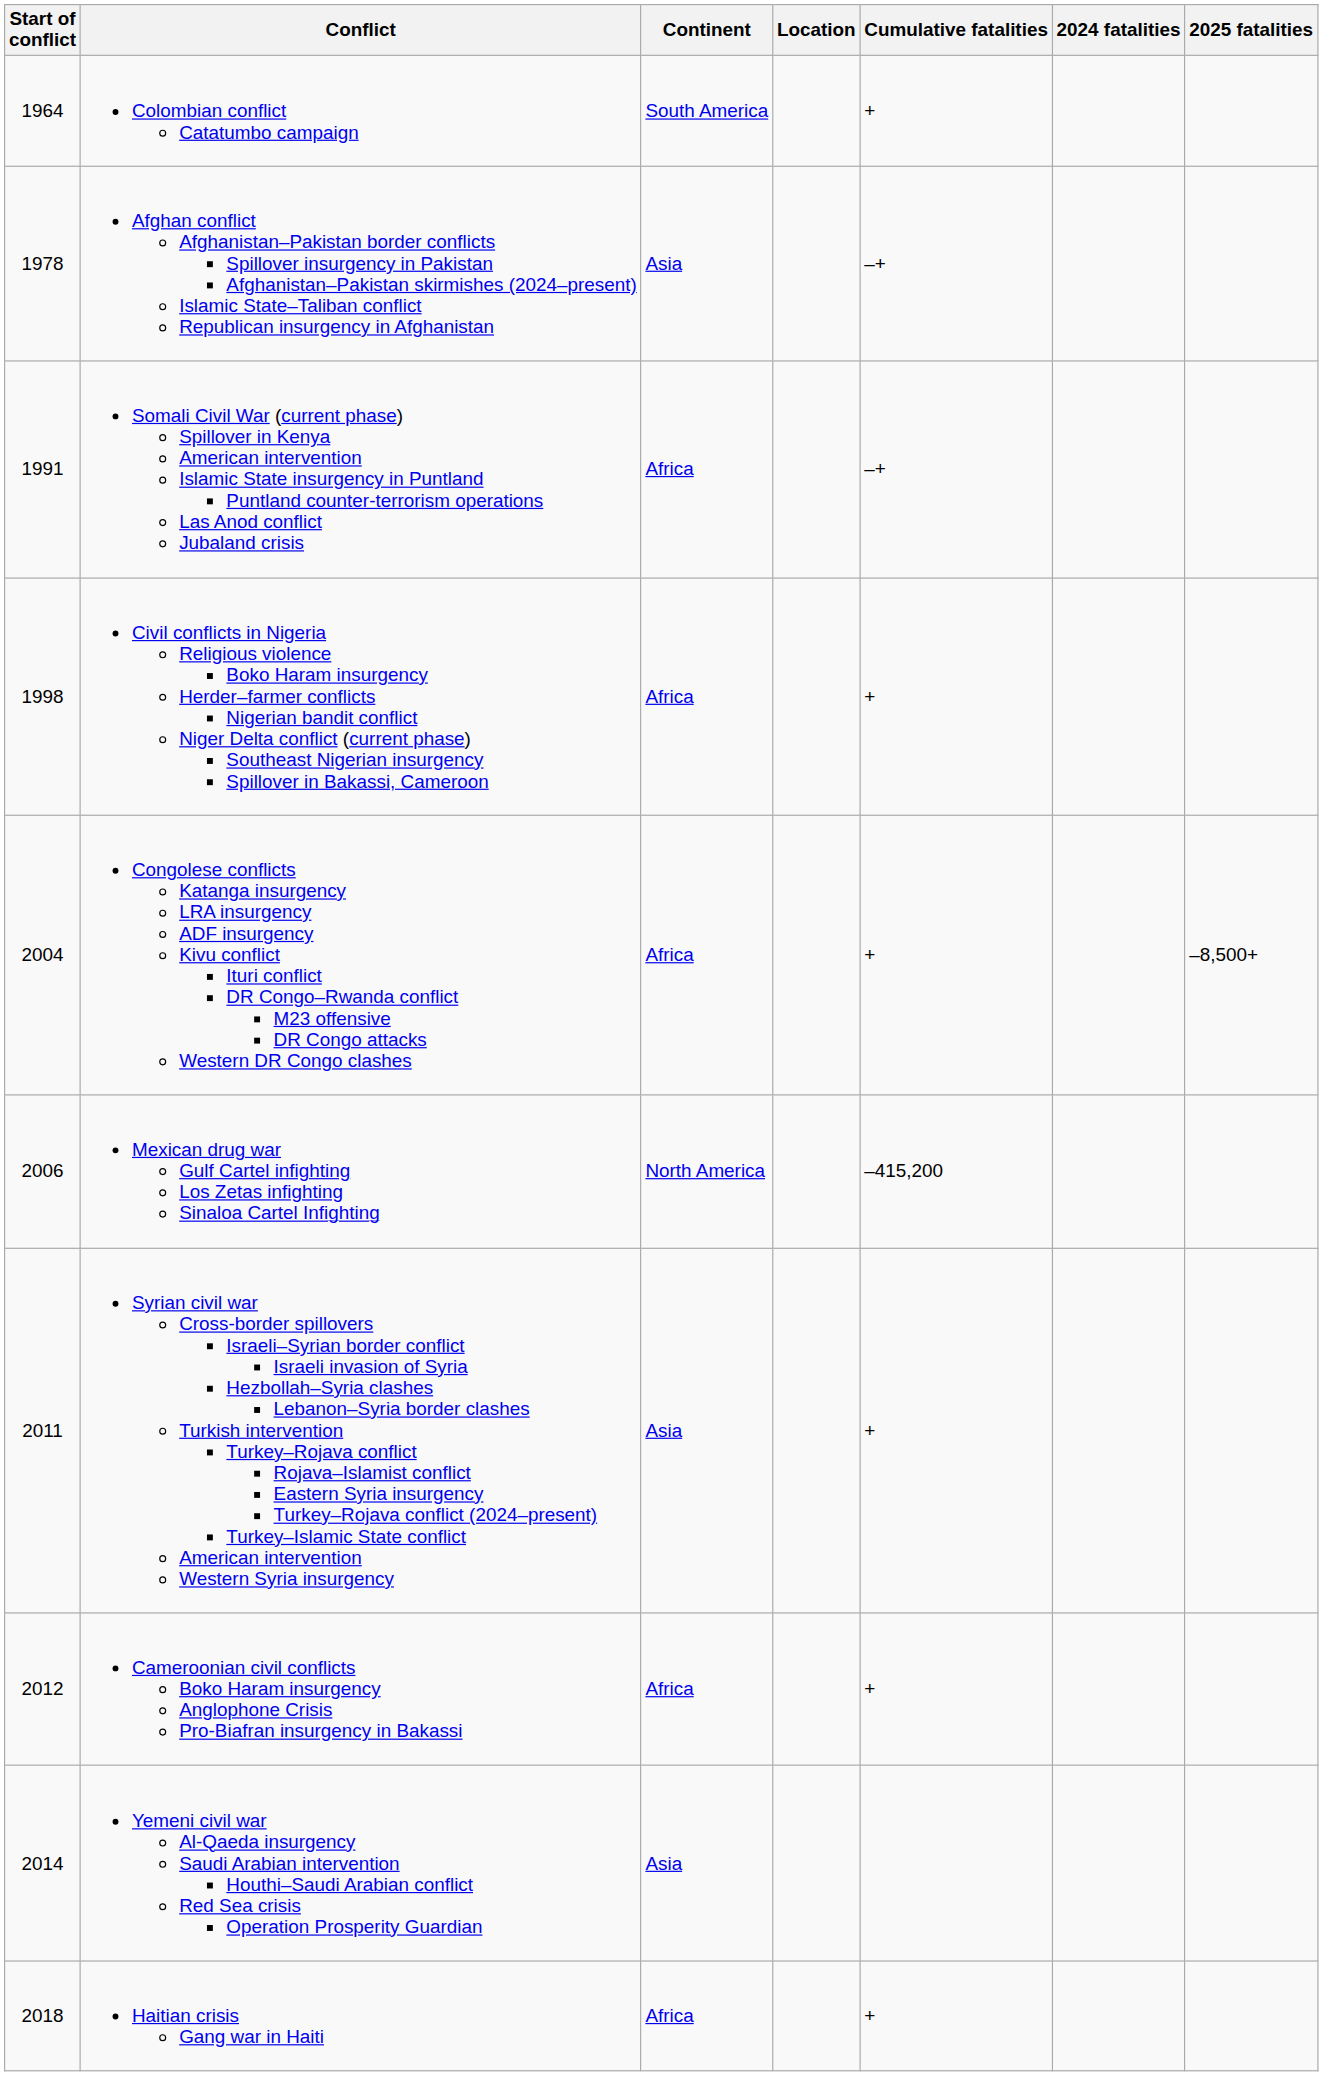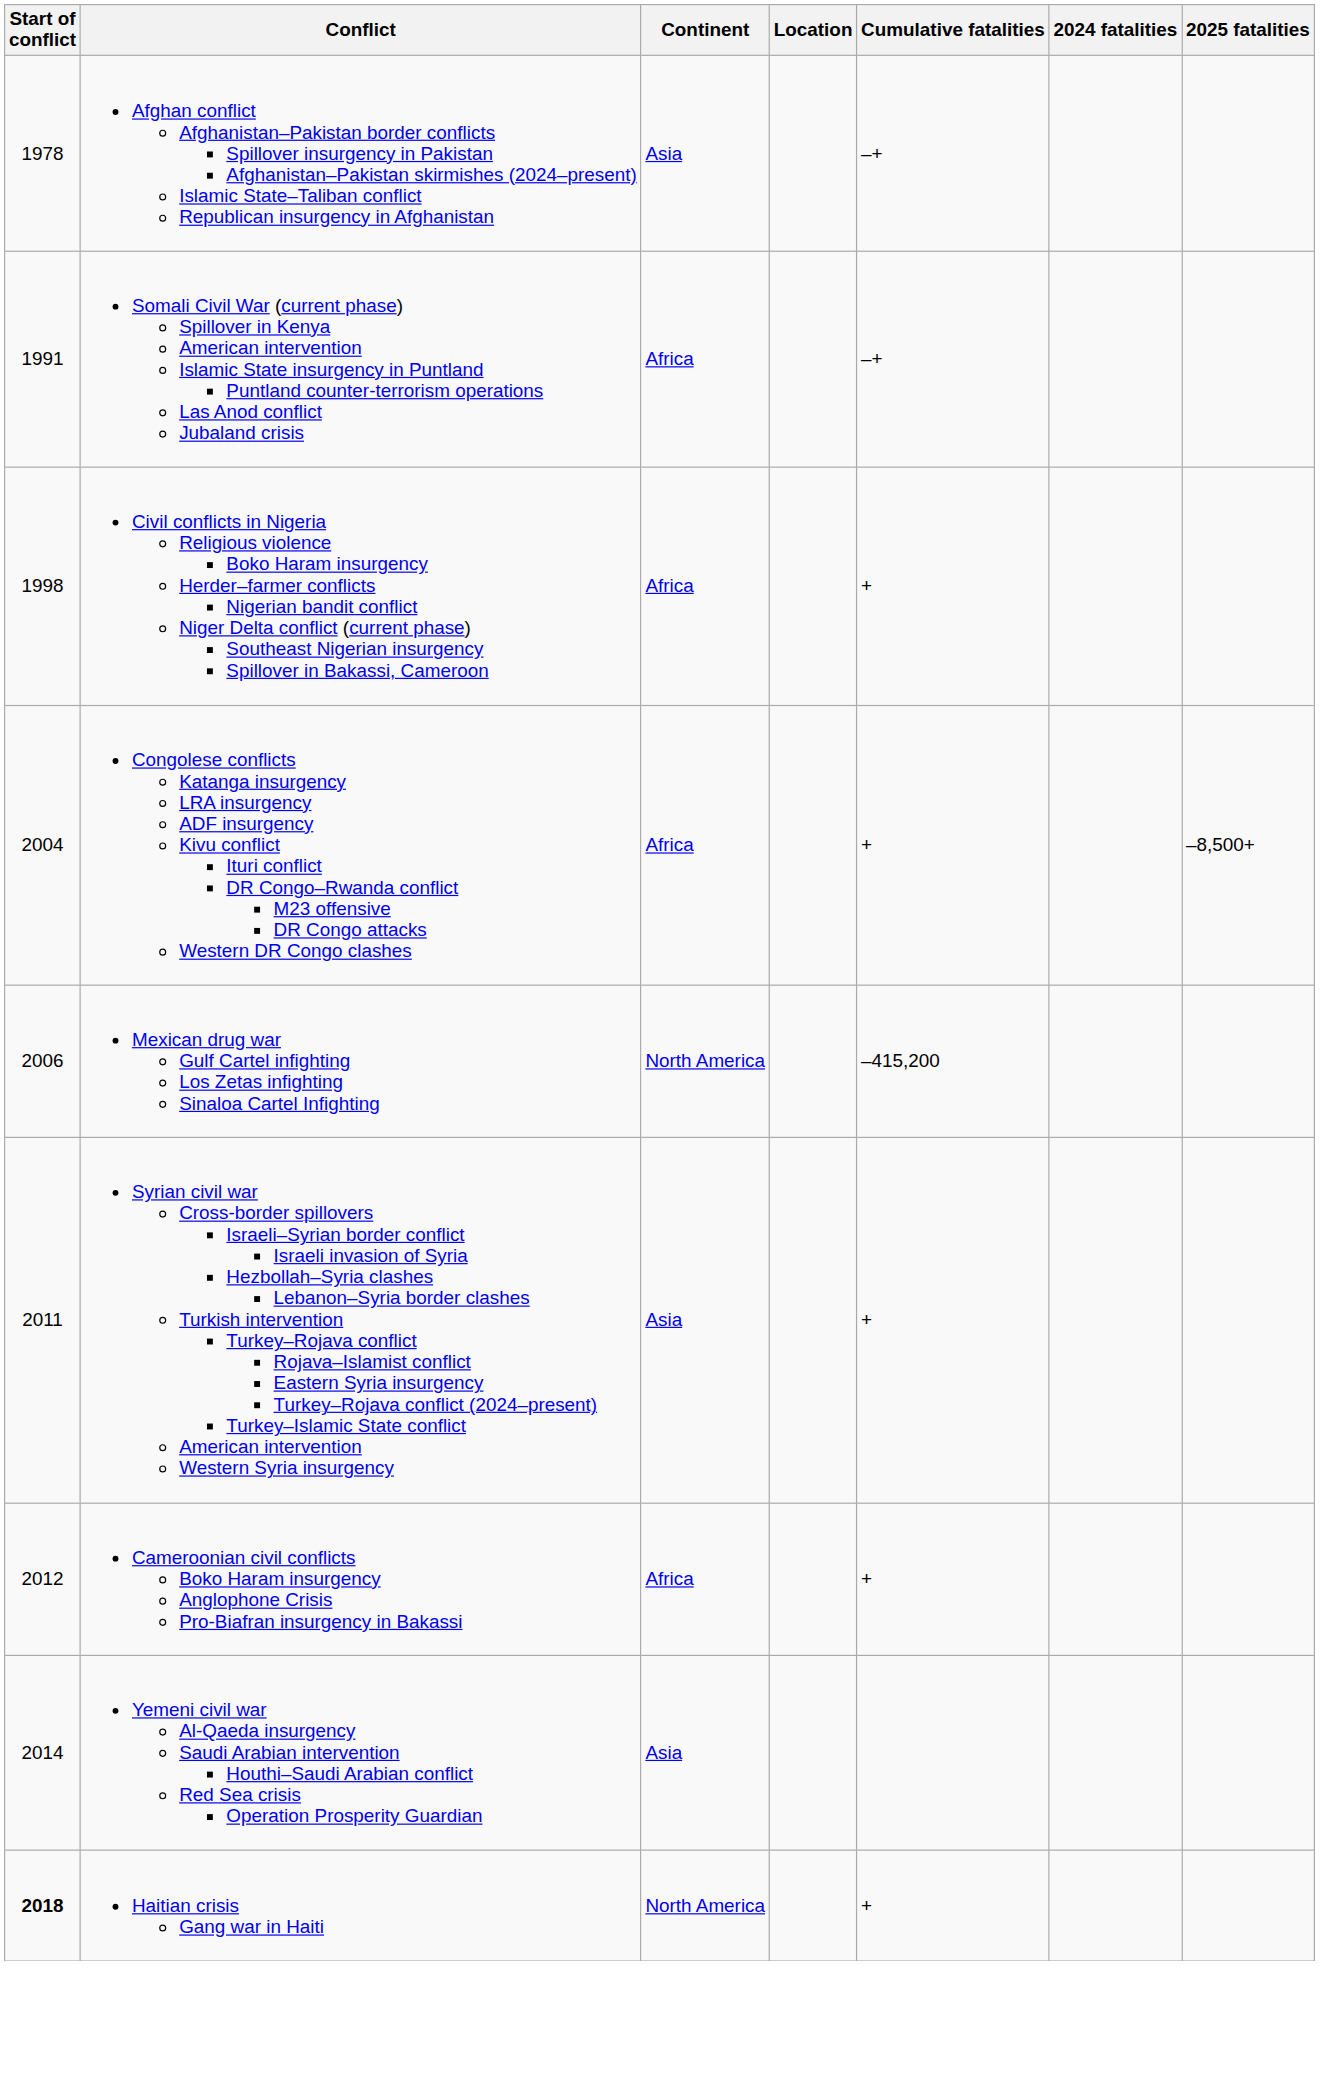- row: (361, 121)
(42, 2015) normal -> (42, 1905) bold
(670, 2015) Africa -> (705, 1905) North America
